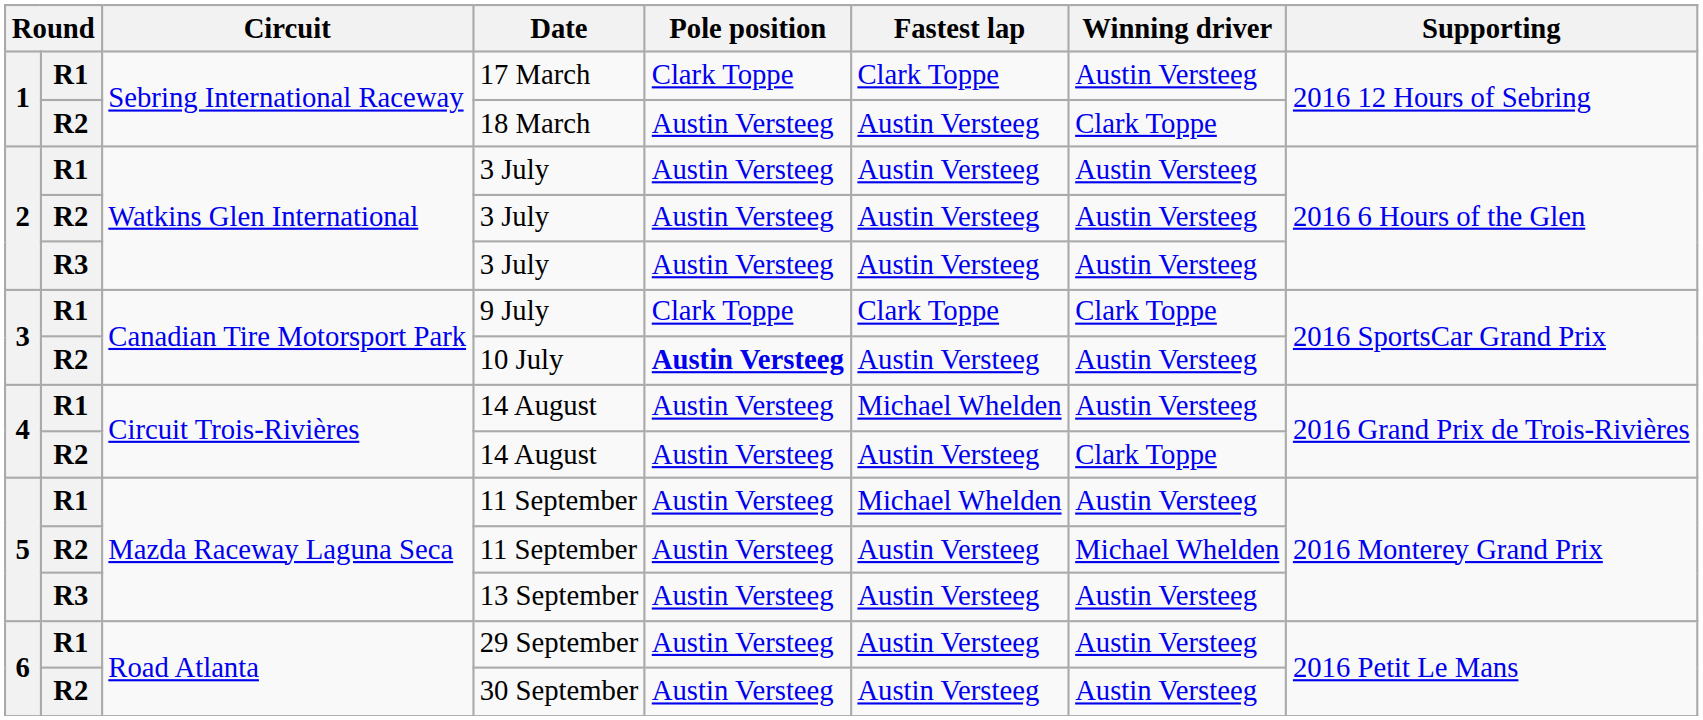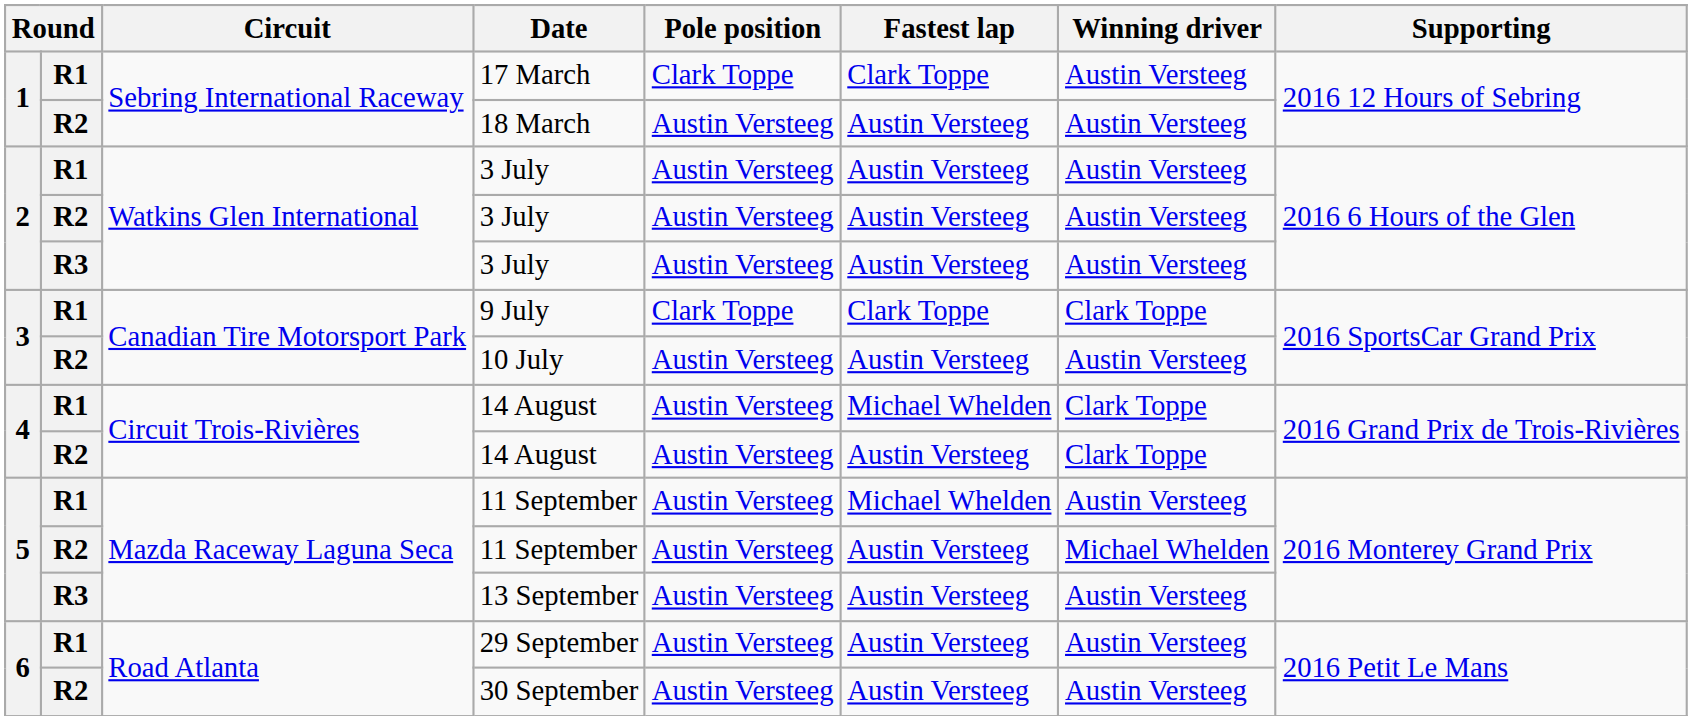(1146, 122) Clark Toppe -> (1156, 122) Austin Versteeg
(748, 359) bold -> (743, 359) normal
(1166, 406) Austin Versteeg -> (1136, 406) Clark Toppe
